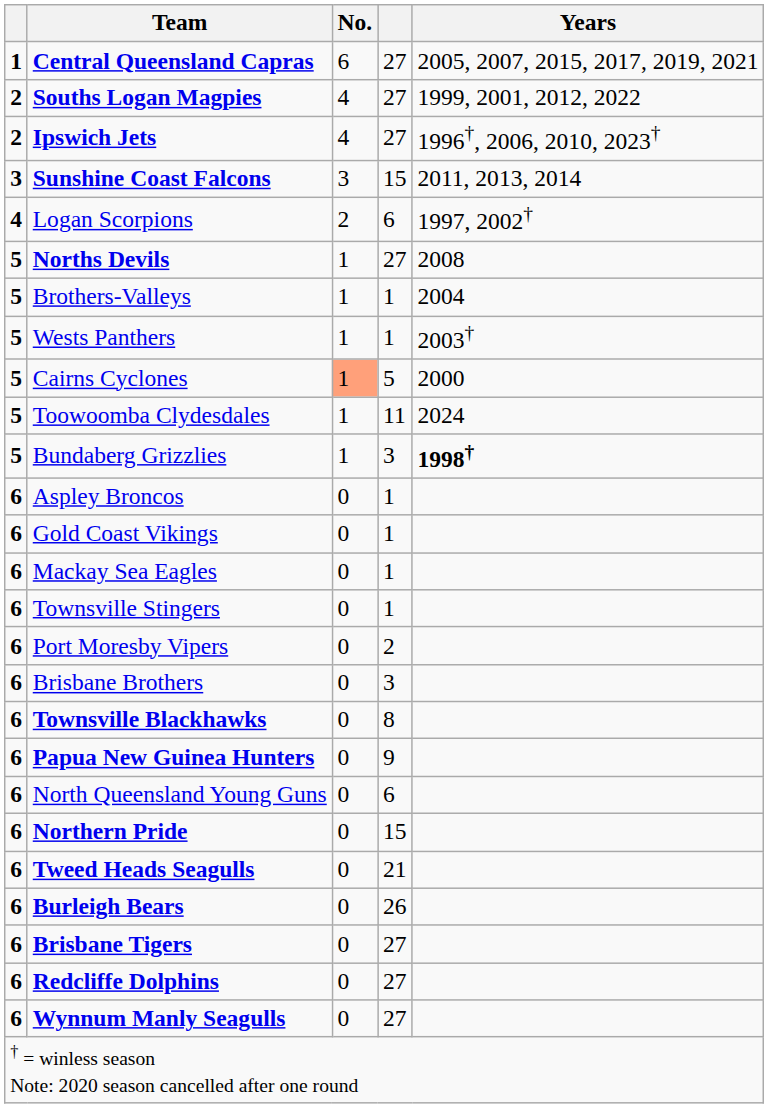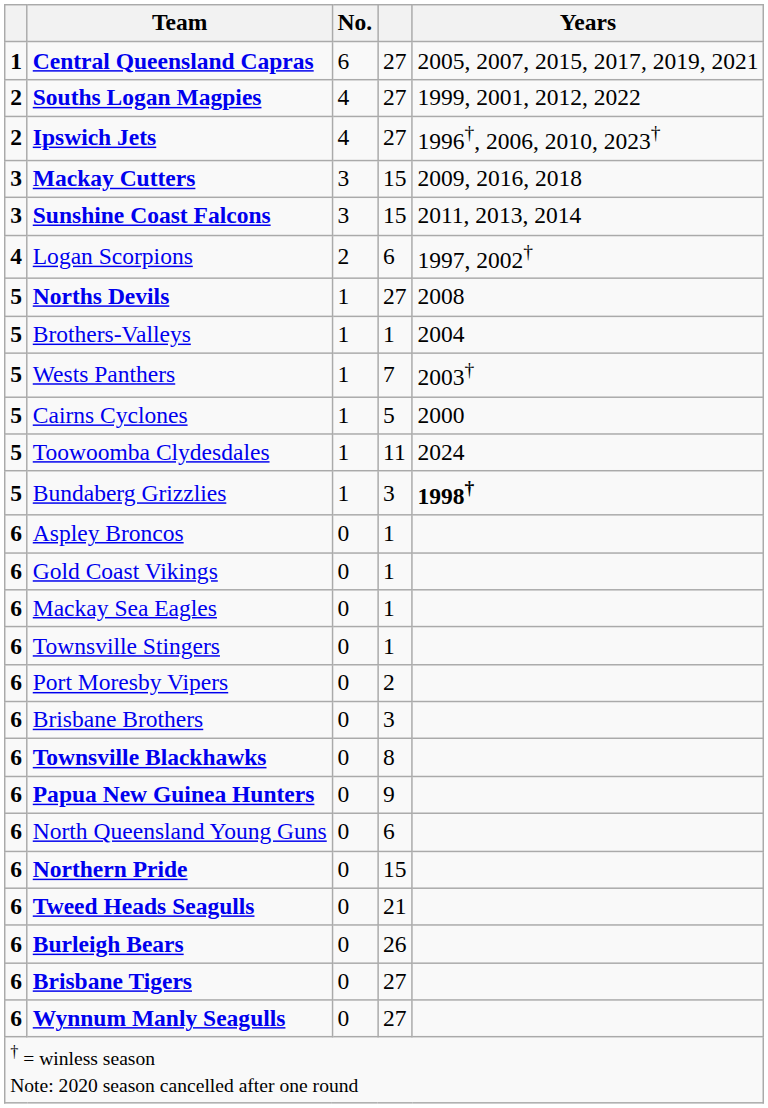+ row: (114, 178)
(389, 337) 1 -> (389, 374) 7
(343, 377) lightsalmon background -> (343, 415) no background
- row: (126, 981)
